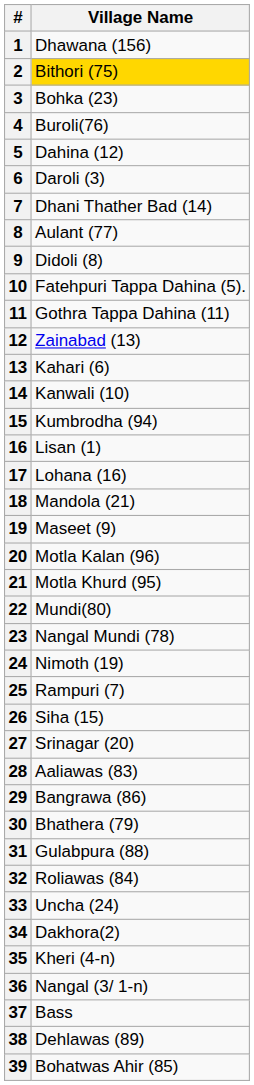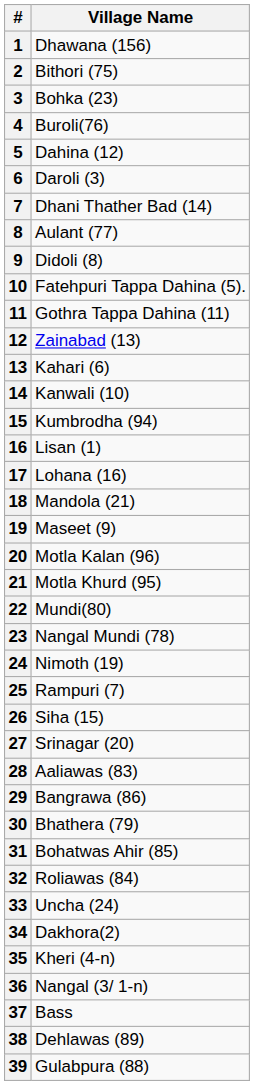(77, 71) gold background -> (77, 71) no background
(92, 851) Gulabpura (88) -> (107, 851) Bohatwas Ahir (85)
(107, 1066) Bohatwas Ahir (85) -> (92, 1066) Gulabpura (88)
